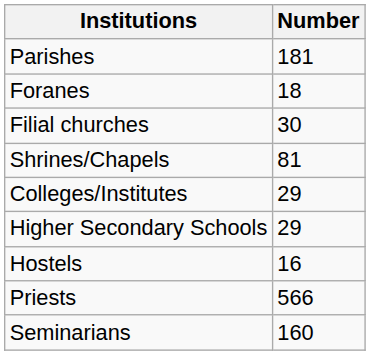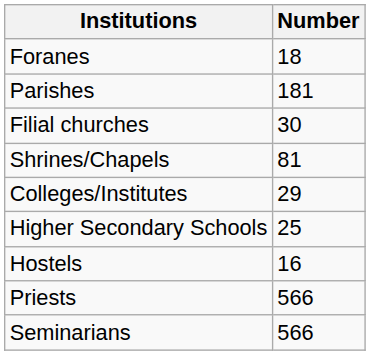rows swapped: (50, 90) <-> (52, 56)
(289, 228) 29 -> (289, 228) 25
(296, 332) 160 -> (296, 332) 566
